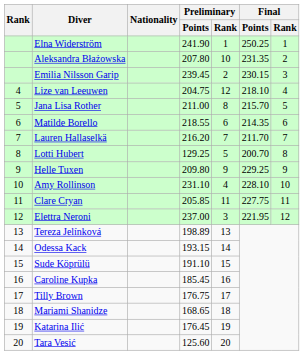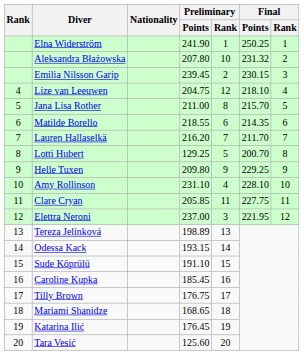(255, 59) 231.35 -> (255, 59) 231.32
